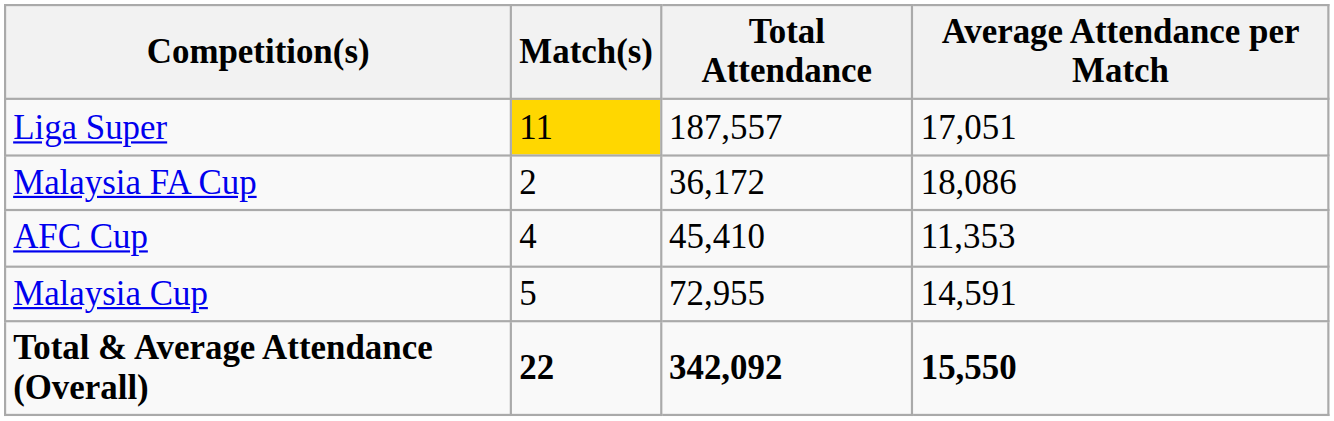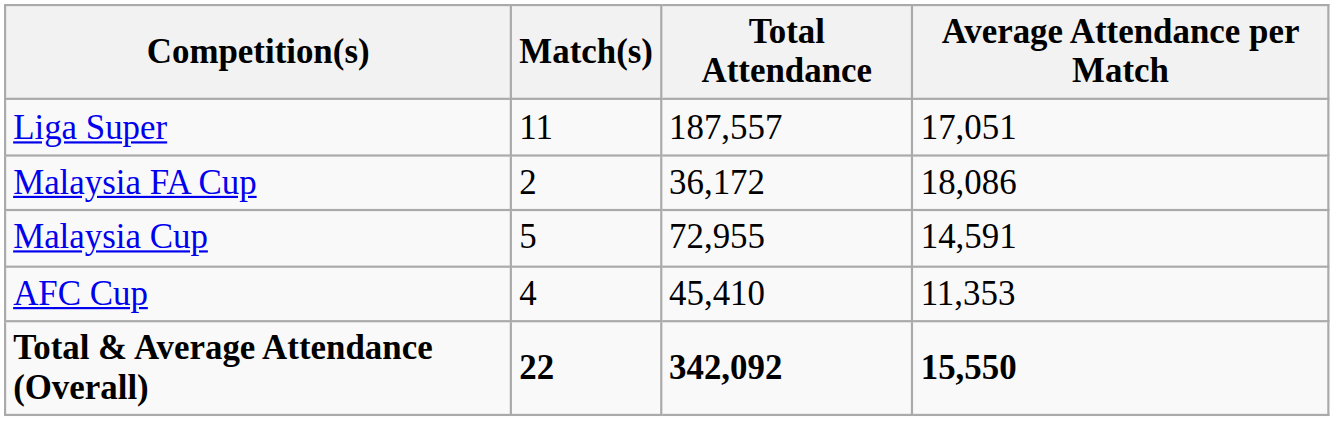(536, 126) gold background -> (536, 126) no background
rows swapped: (110, 292) <-> (80, 237)
